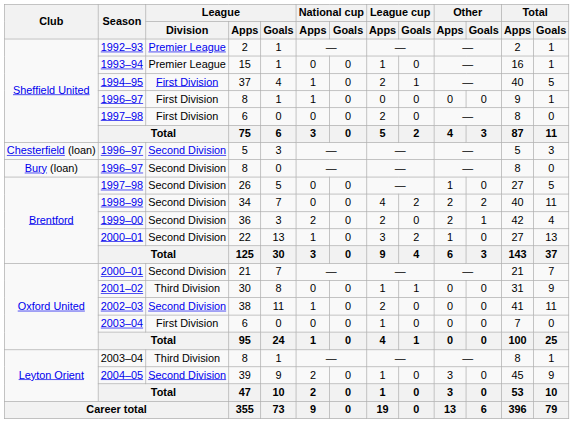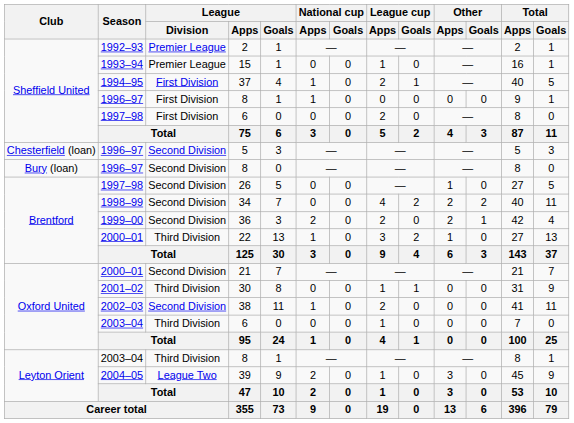(187, 237) Second Division -> (187, 237) Third Division
(187, 323) First Division -> (187, 323) Third Division
(187, 375) Second Division -> (187, 375) League Two
